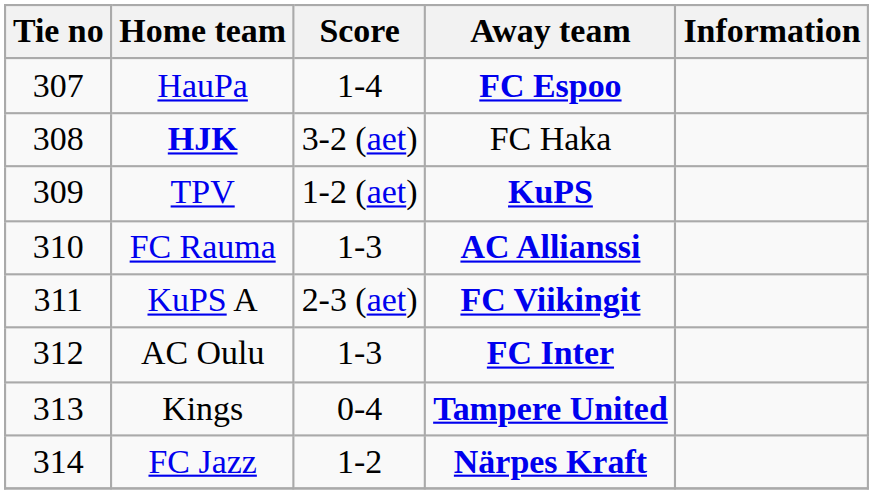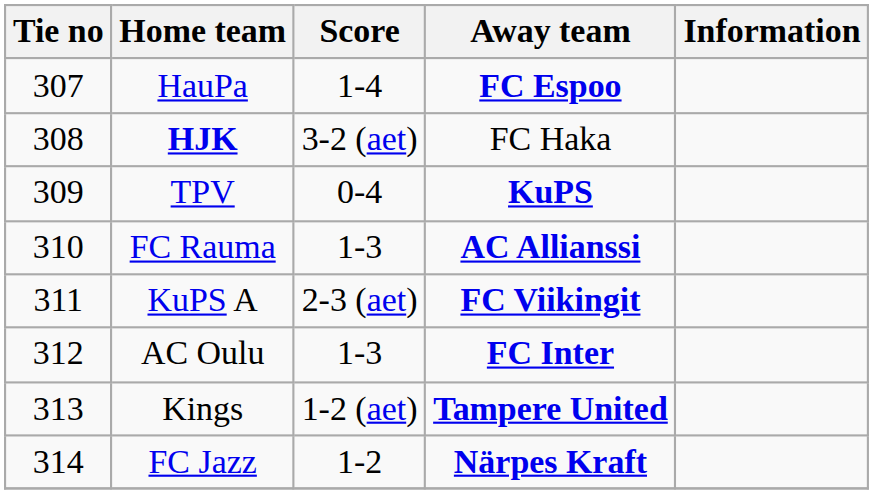(360, 192) 1-2 (aet) -> (360, 192) 0-4
(360, 407) 0-4 -> (360, 407) 1-2 (aet)
